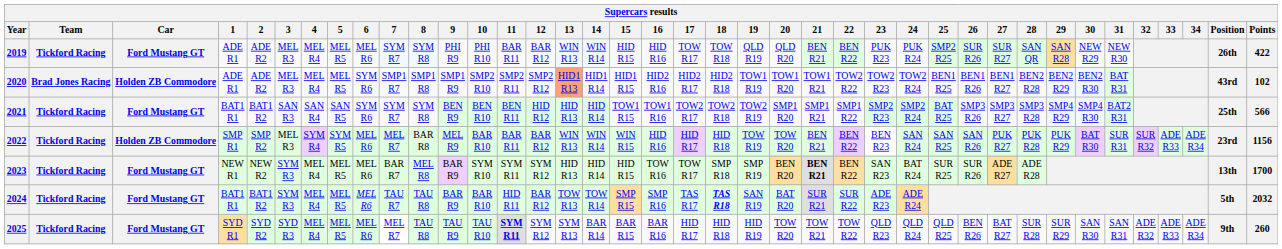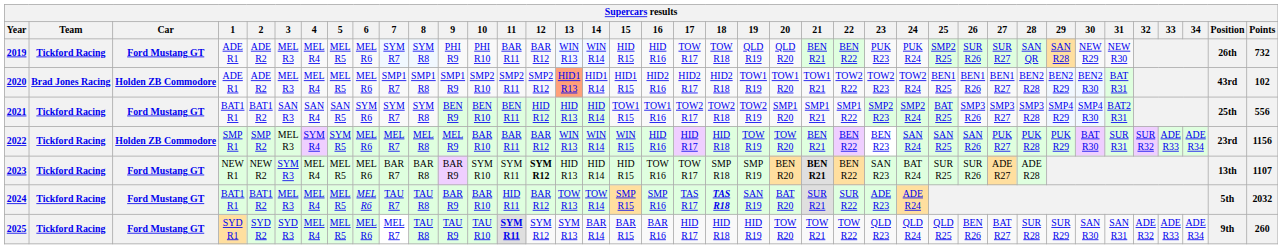(1262, 53) 422 -> (1262, 53) 732
(366, 82) SYM R6 -> (366, 82) MEL R6
(1262, 111) 566 -> (1262, 111) 556
(423, 141) BAR R8 -> (423, 141) MEL R8
(423, 170) MEL R8 -> (423, 170) BAR R8
(541, 170) normal -> (541, 170) bold
(1262, 170) 1700 -> (1262, 170) 1107
(288, 199) SYM R3 -> (288, 199) MEL R3
